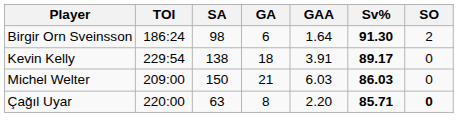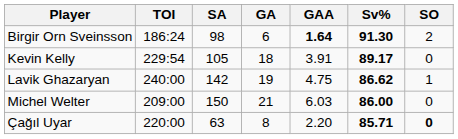(319, 36) normal -> (319, 36) bold
(217, 58) 138 -> (217, 58) 105
+ row: (59, 79)
(376, 79) 86.03 -> (376, 101) 86.00
